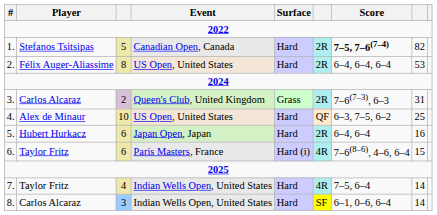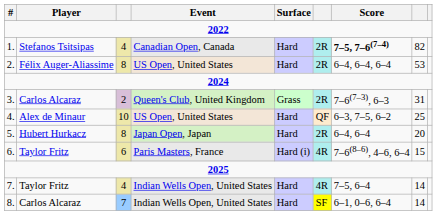(124, 47) 5 -> (124, 47) 4
(124, 133) 6 -> (124, 133) 8
(420, 133) 16 -> (420, 133) 20
(124, 202) 3 -> (124, 202) 7
